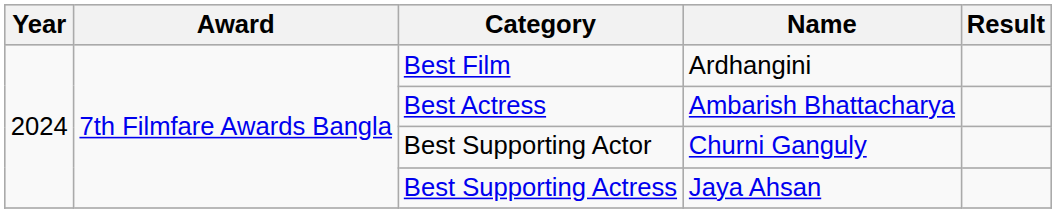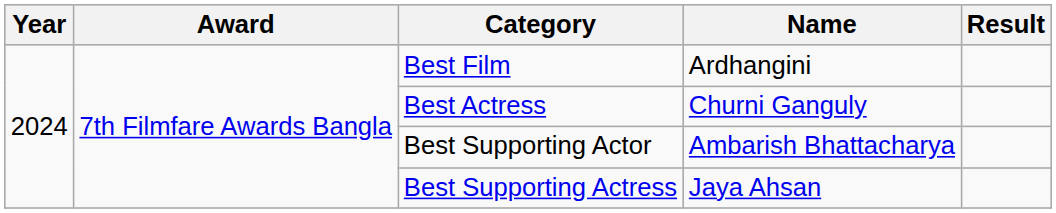(822, 106) Ambarish Bhattacharya -> (778, 106) Churni Ganguly
(778, 146) Churni Ganguly -> (822, 146) Ambarish Bhattacharya
